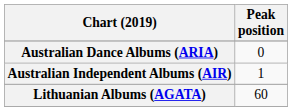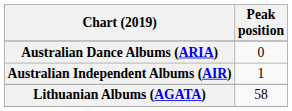(261, 95) 60 -> (261, 95) 58
